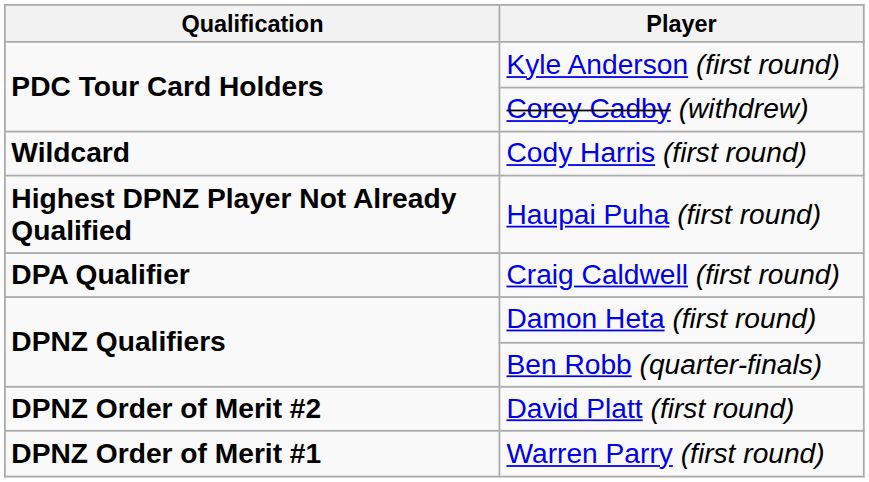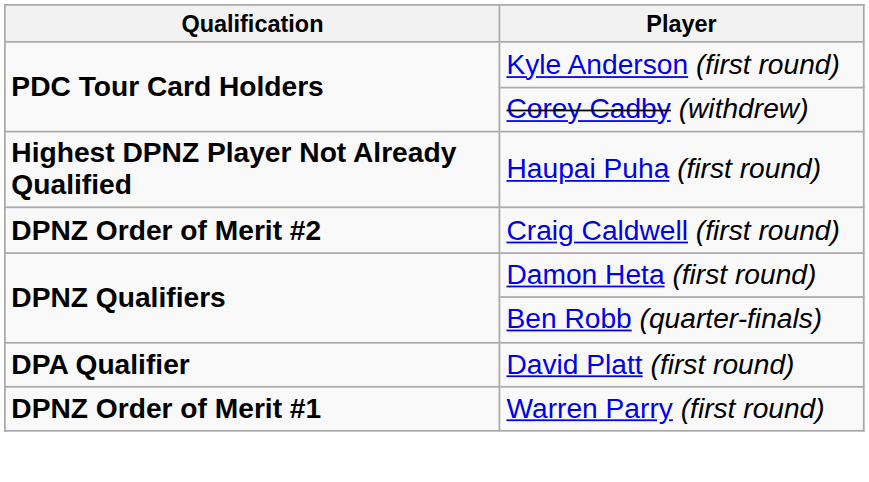- row: (657, 153)
(101, 274) DPA Qualifier -> (166, 229) DPNZ Order of Merit #2
(166, 408) DPNZ Order of Merit #2 -> (101, 363) DPA Qualifier
